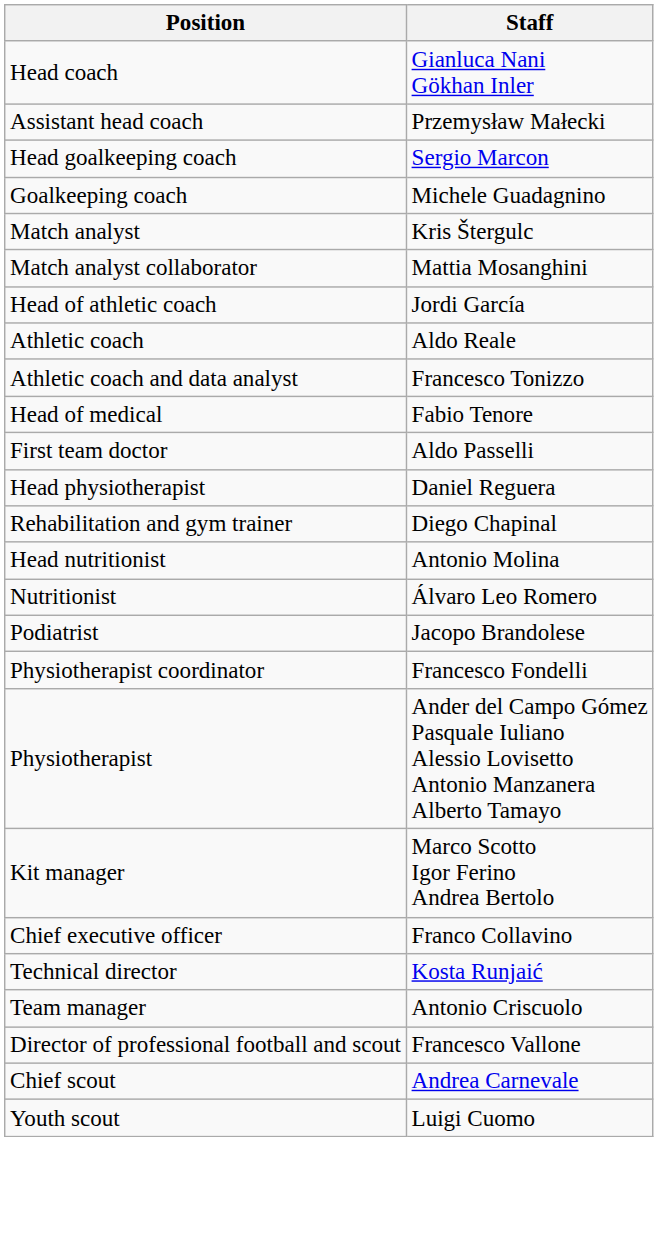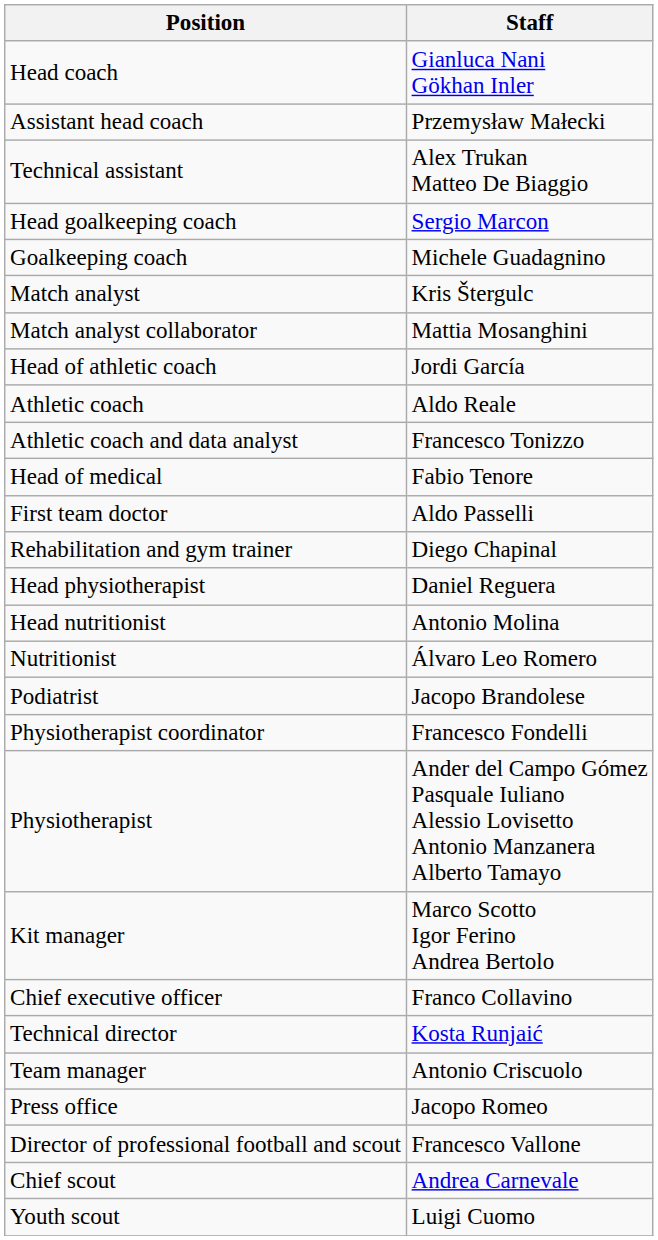+ row: (97, 171)
rows swapped: (108, 487) <-> (151, 523)
+ row: (64, 1107)
